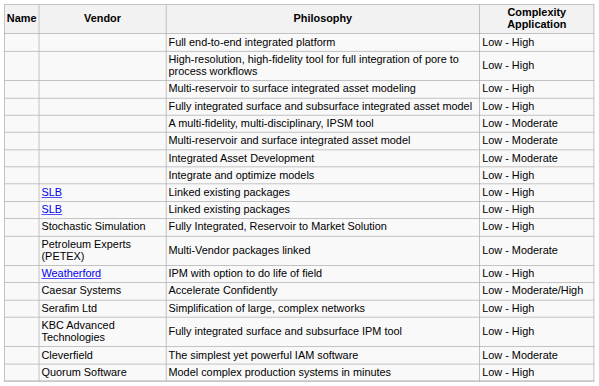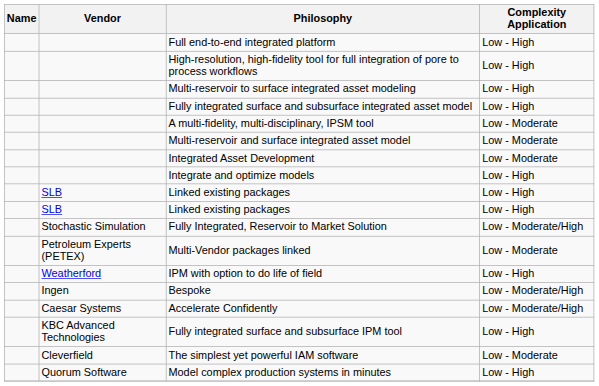(508, 227) Low - High -> (533, 227) Low - Moderate/High
+ row: (55, 291)
- row: (69, 308)
